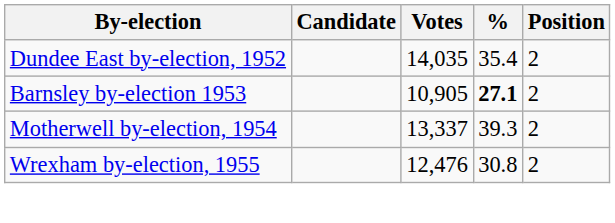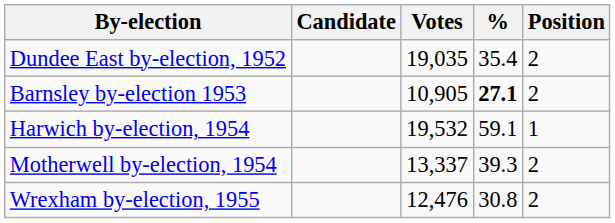(437, 57) 14,035 -> (437, 57) 19,035
+ row: (130, 128)
